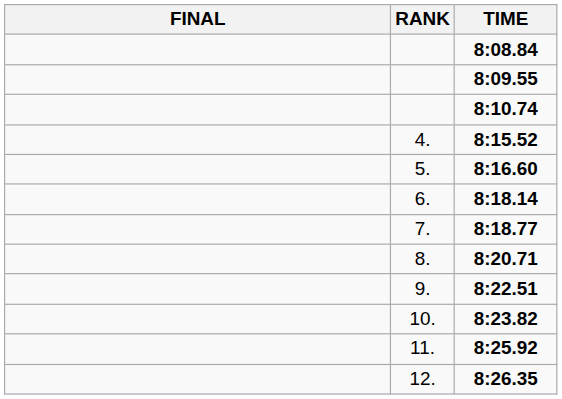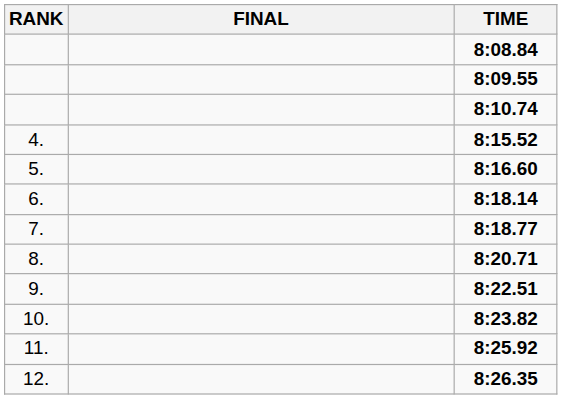columns swapped: (423, 19) <-> (198, 19)
